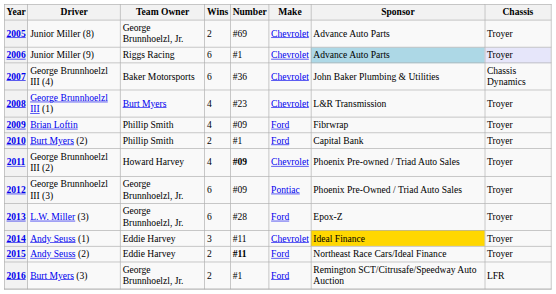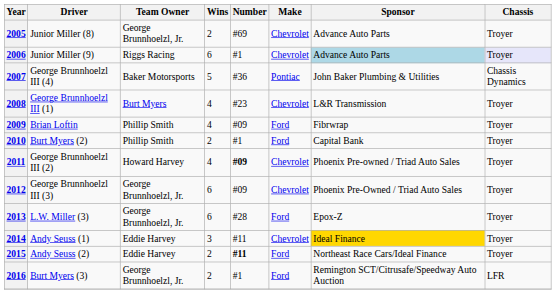(209, 76) 6 -> (209, 76) 5
(290, 76) Chevrolet -> (285, 76) Pontiac
(285, 189) Pontiac -> (290, 189) Chevrolet
